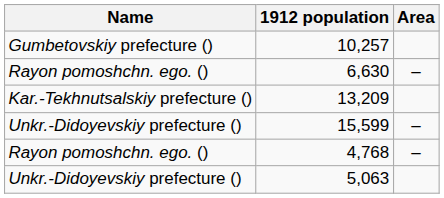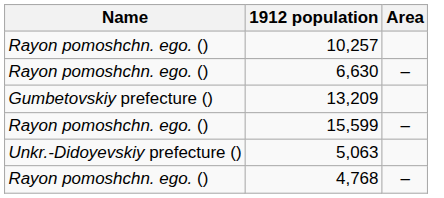(111, 44) Gumbetovskiy prefecture () -> (108, 44) Rayon pomoshchn. ego. ()
(130, 98) Kar.-Tekhnutsalskiy prefecture () -> (111, 98) Gumbetovskiy prefecture ()
(125, 125) Unkr.-Didoyevskiy prefecture () -> (108, 125) Rayon pomoshchn. ego. ()
rows swapped: (368, 179) <-> (368, 152)
